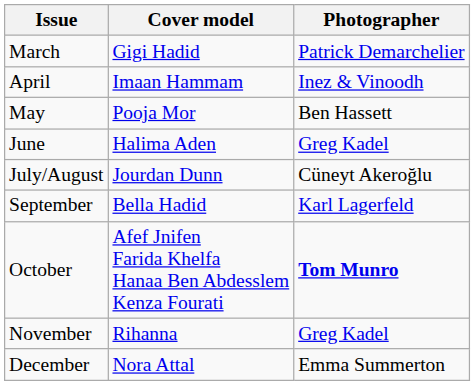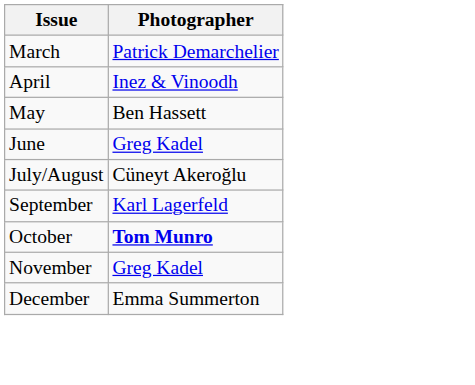- column: (201, 19)
